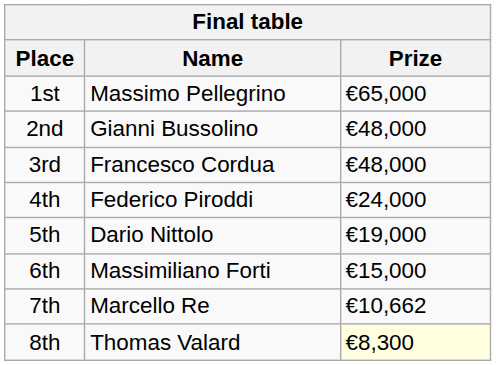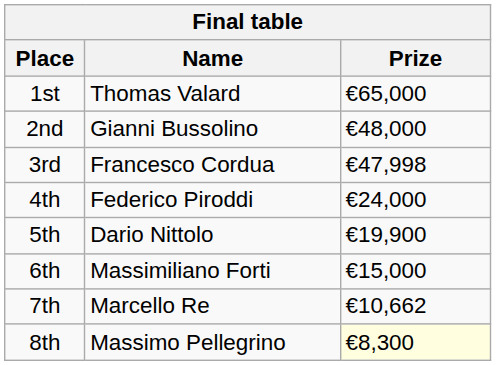(188, 93) Massimo Pellegrino -> (165, 93) Thomas Valard
(386, 164) €48,000 -> (386, 164) €47,998
(386, 235) €19,000 -> (386, 235) €19,900
(165, 341) Thomas Valard -> (188, 341) Massimo Pellegrino
